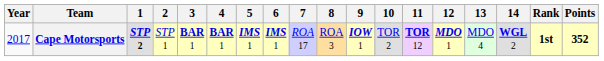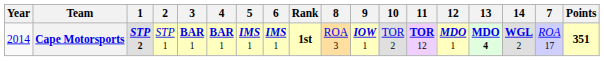columns swapped: (303, 13) <-> (546, 13)
(19, 39) 2017 -> (19, 39) 2014
(481, 38) normal -> (486, 39) bold
(580, 39) 352 -> (581, 39) 351
